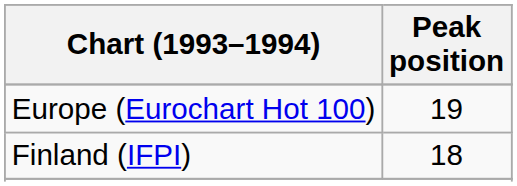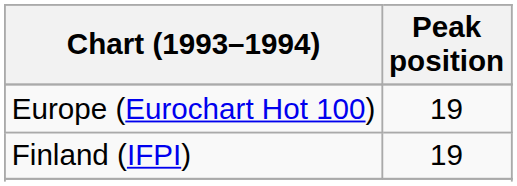(447, 155) 18 -> (447, 155) 19
